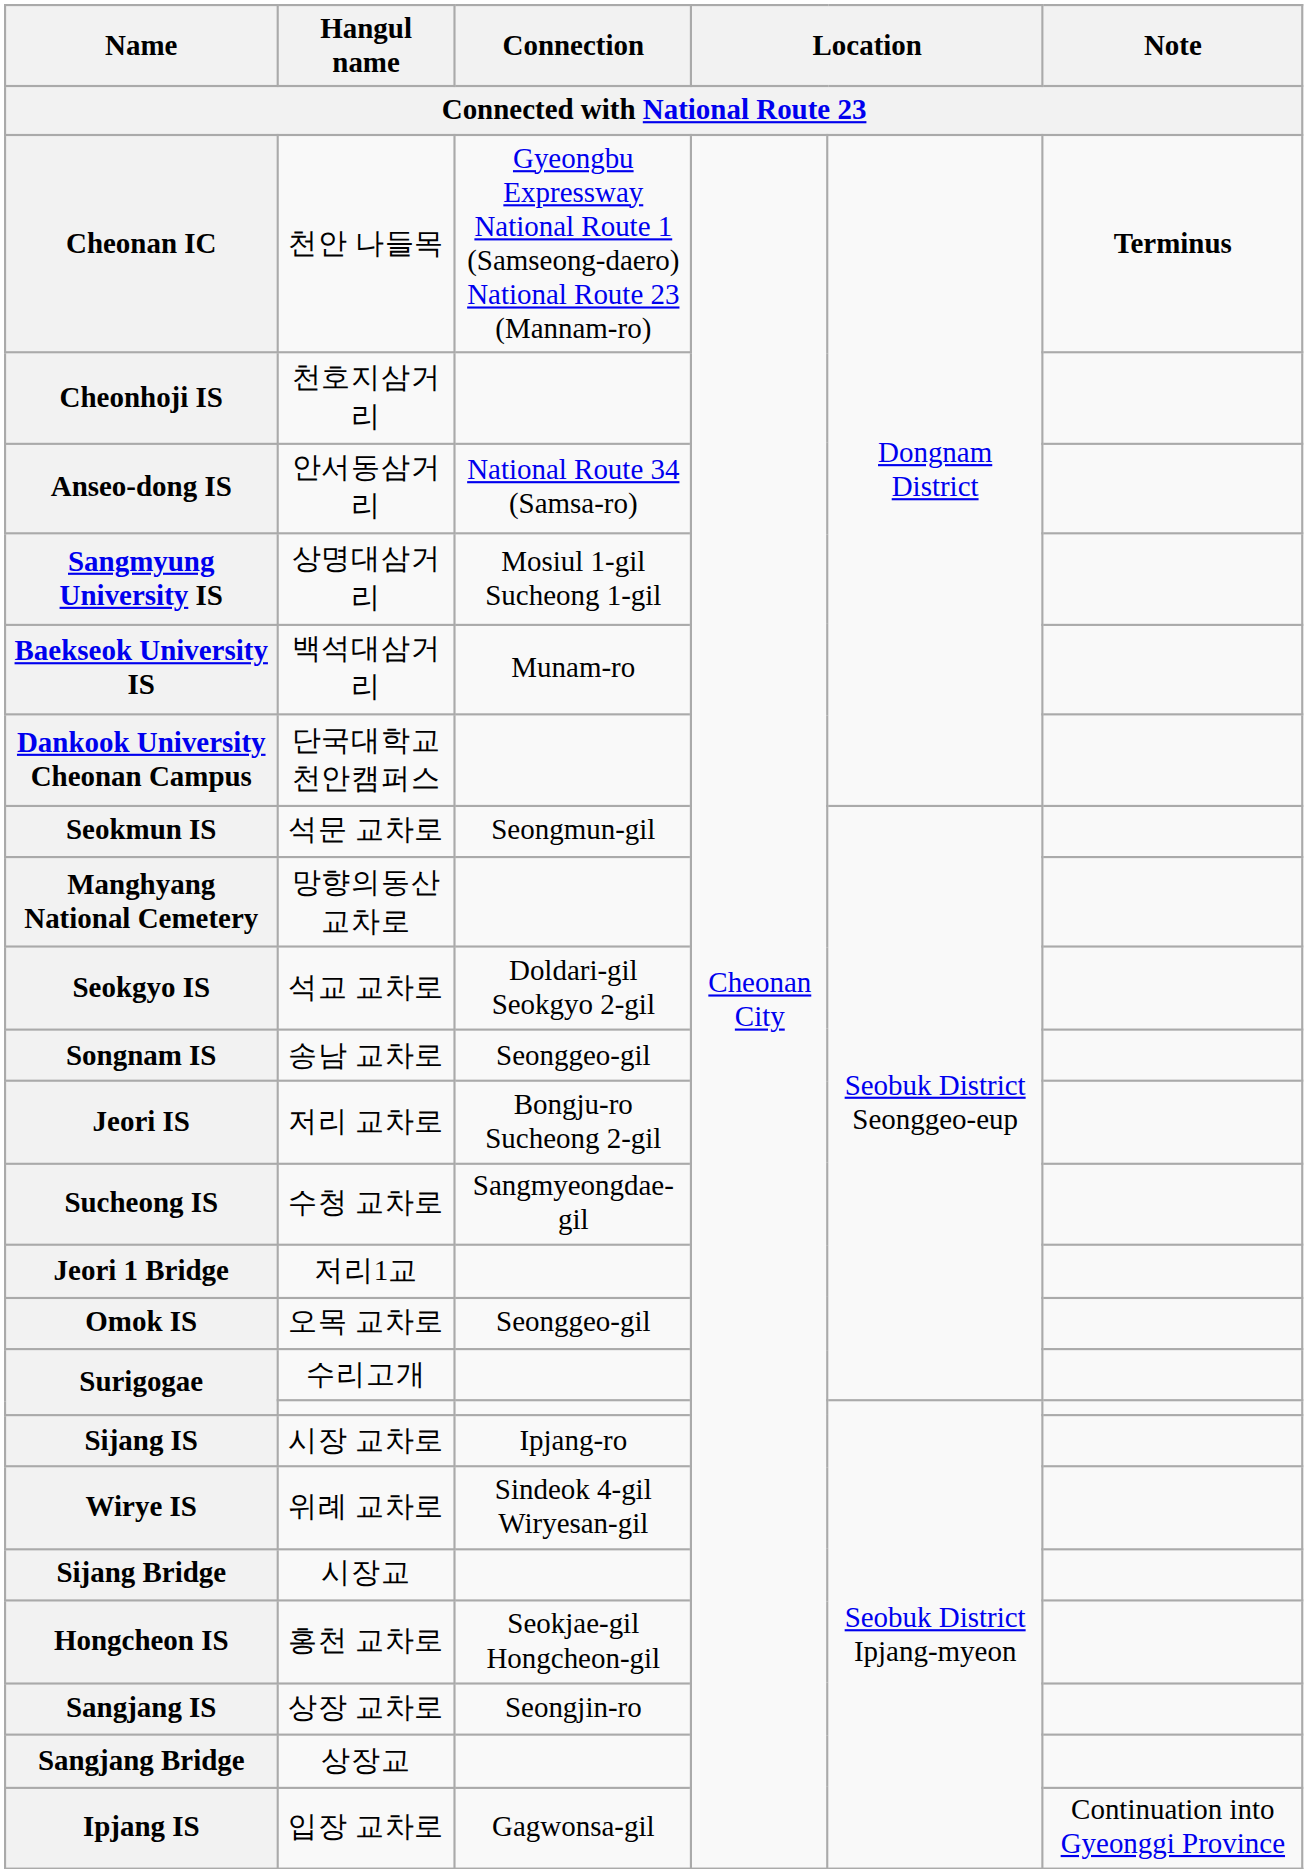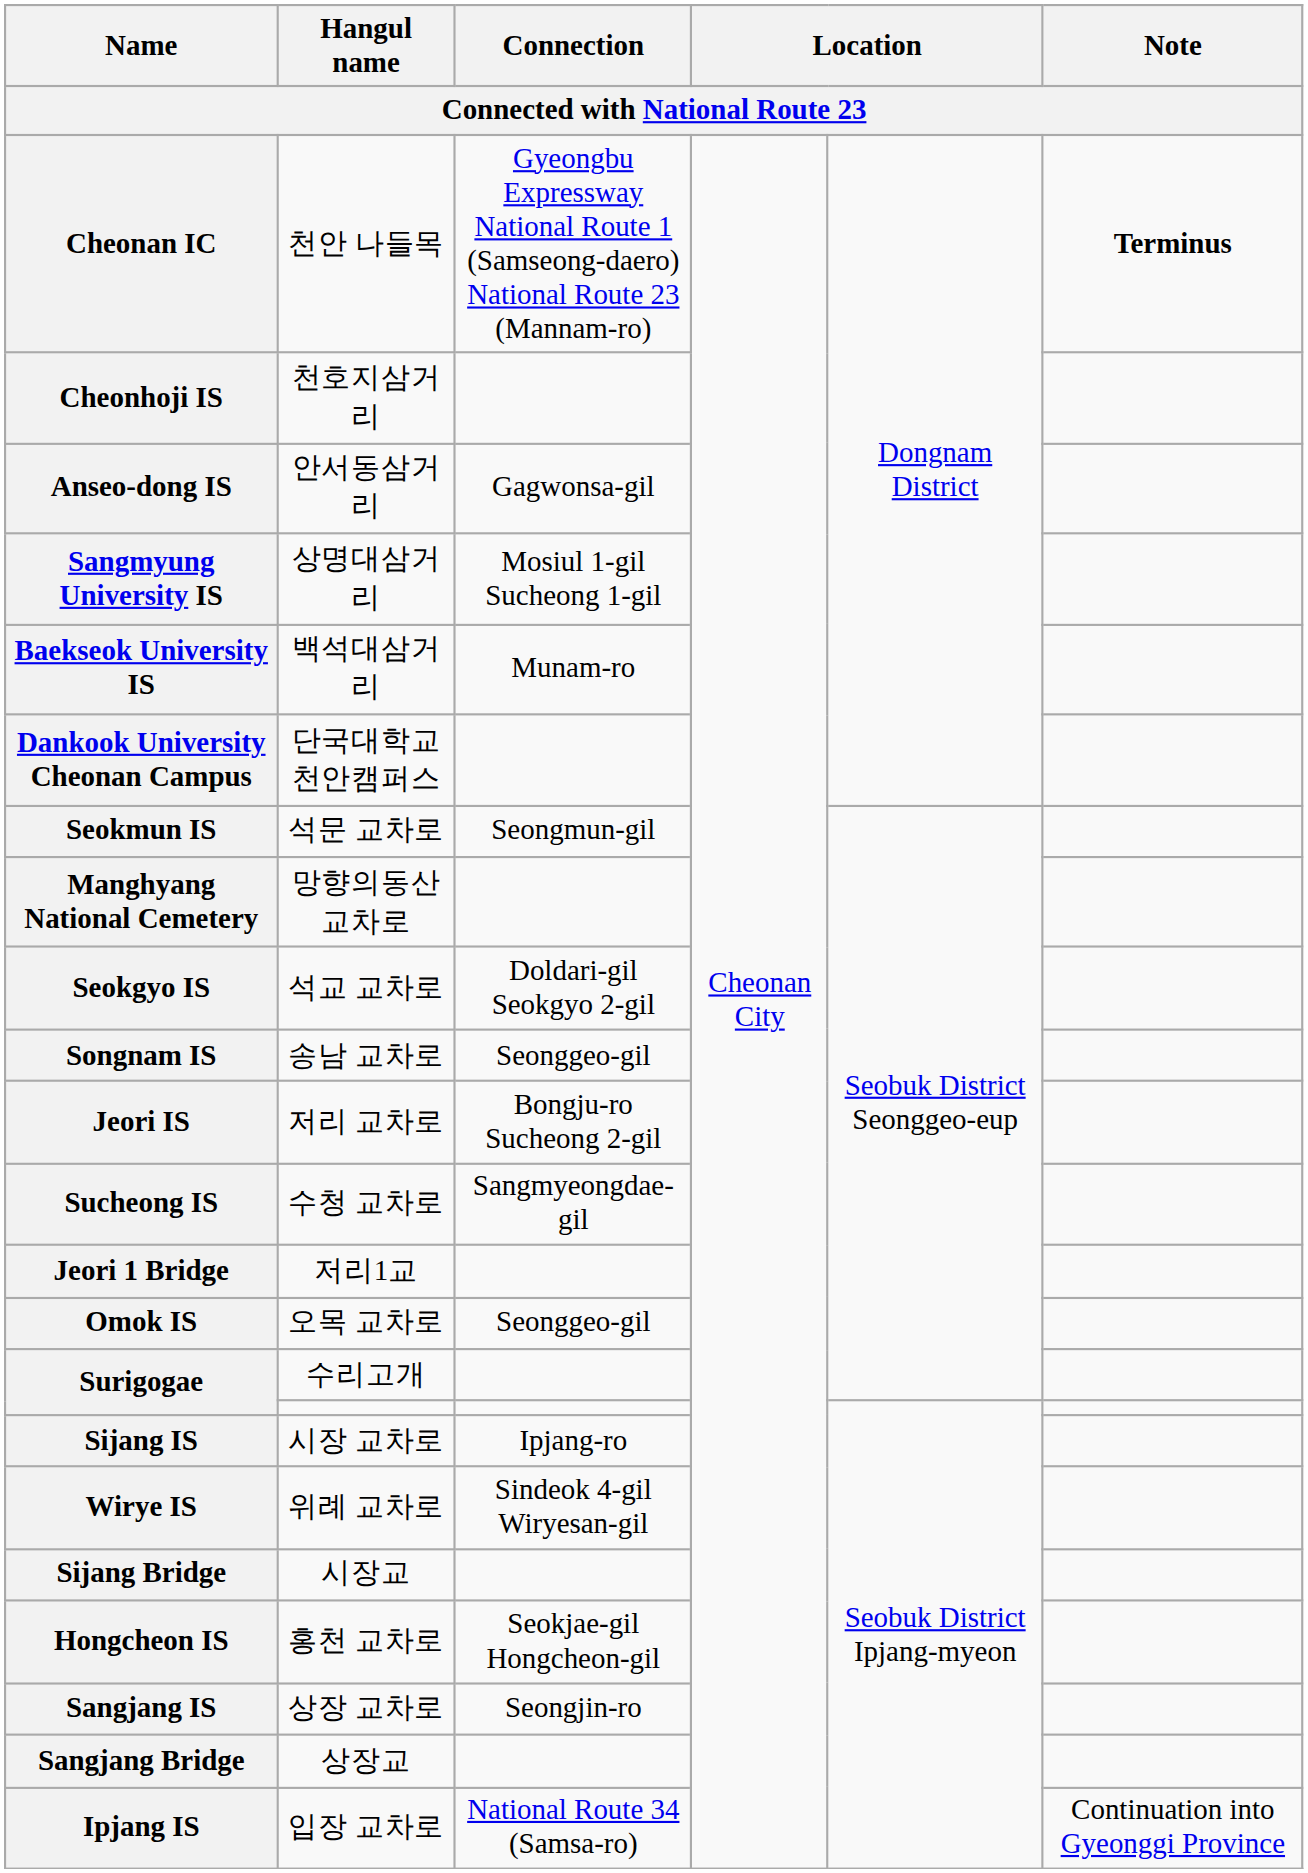(573, 487) National Route 34 (Samsa-ro) -> (573, 487) Gagwonsa-gil
(573, 1826) Gagwonsa-gil -> (573, 1826) National Route 34 (Samsa-ro)
